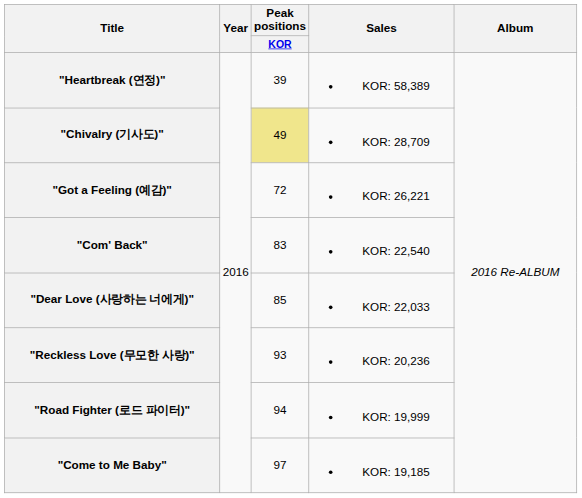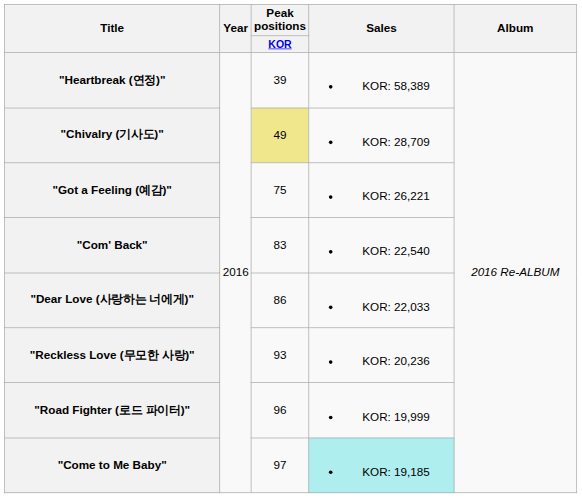(280, 190) 72 -> (280, 190) 75
(280, 300) 85 -> (280, 300) 86
(280, 410) 94 -> (280, 410) 96
(381, 472) no background -> (381, 472) paleturquoise background
